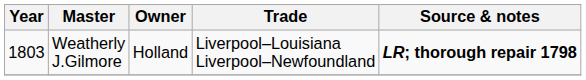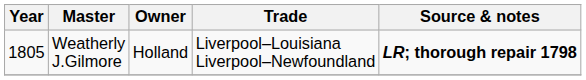(26, 52) 1803 -> (26, 52) 1805
